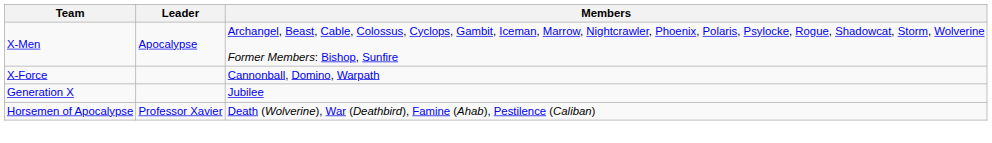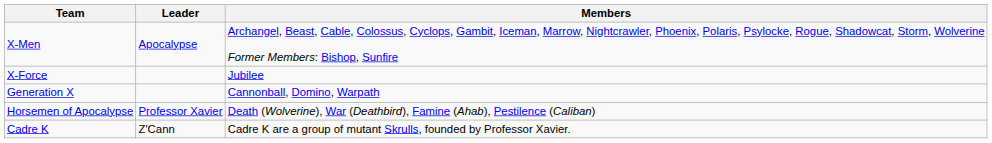(304, 75) Cannonball, Domino, Warpath -> (246, 75) Jubilee
(246, 93) Jubilee -> (304, 93) Cannonball, Domino, Warpath
+ row: (28, 129)
